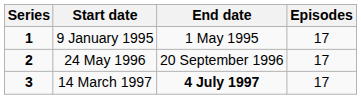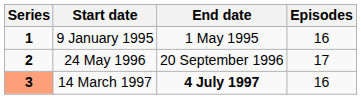(321, 37) 17 -> (321, 37) 16
(29, 82) no background -> (29, 82) lightsalmon background
(321, 82) 17 -> (321, 82) 16
